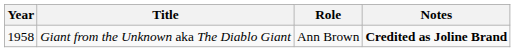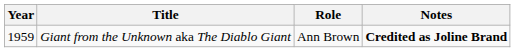(21, 36) 1958 -> (21, 36) 1959
